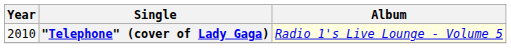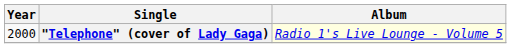(22, 33) 2010 -> (22, 33) 2000
